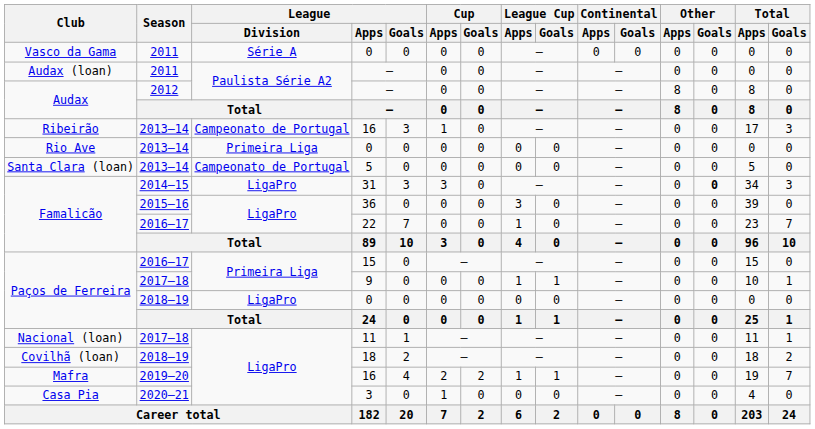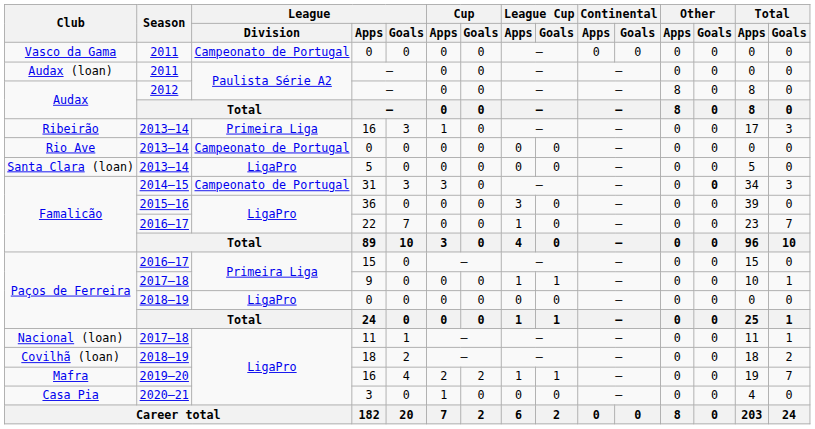(272, 52) Série A -> (272, 52) Campeonato de Portugal
(272, 128) Campeonato de Portugal -> (272, 128) Primeira Liga
(272, 147) Primeira Liga -> (272, 147) Campeonato de Portugal
(272, 167) Campeonato de Portugal -> (272, 167) LigaPro
(272, 186) LigaPro -> (272, 186) Campeonato de Portugal
